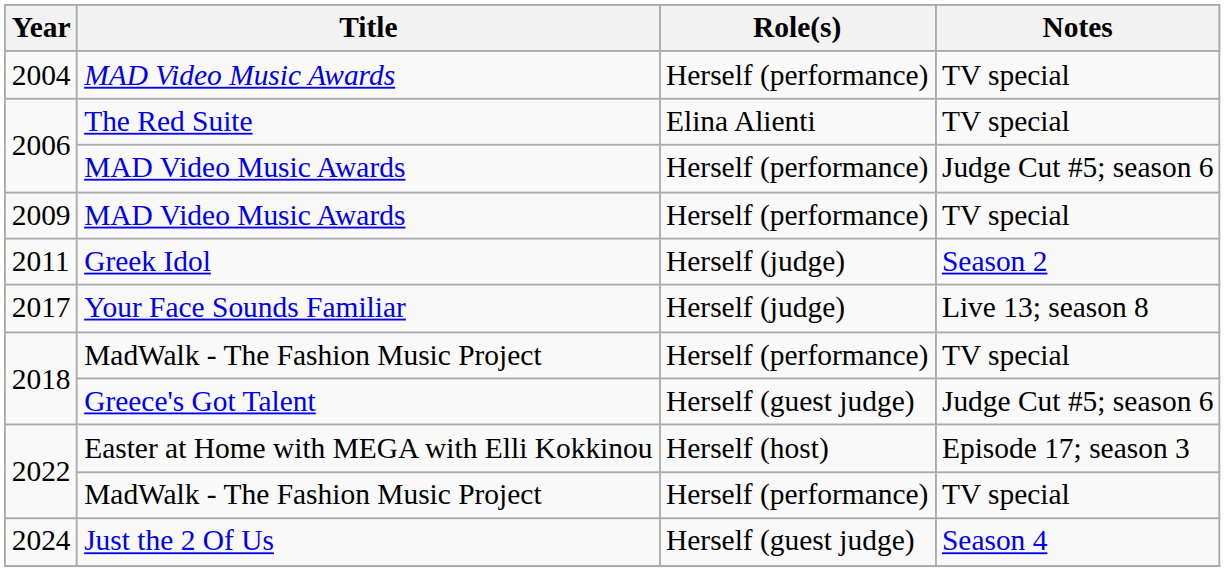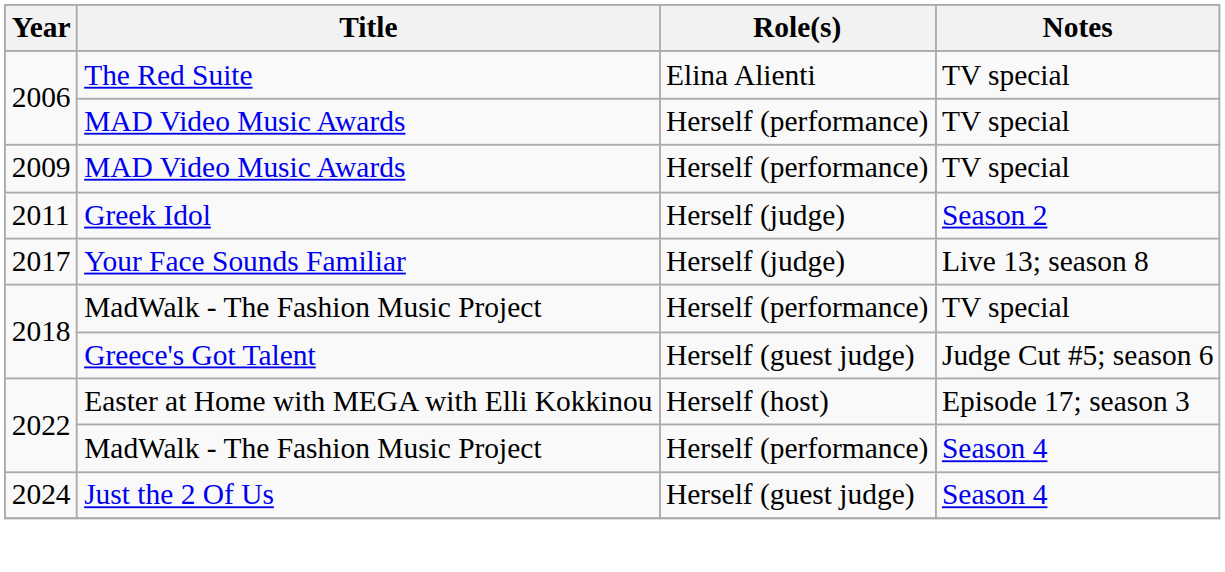- row: (41, 74)
(1078, 167) Judge Cut #5; season 6 -> (1006, 121) TV special
(1006, 494) TV special -> (995, 448) Season 4
